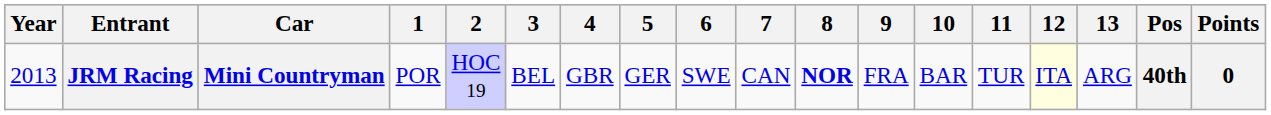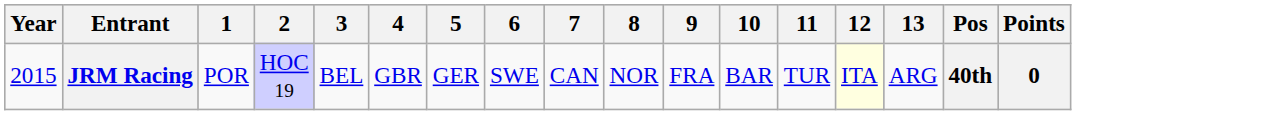- column: (294, 24)
(33, 75) 2013 -> (33, 75) 2015
(827, 75) bold -> (634, 75) normal
